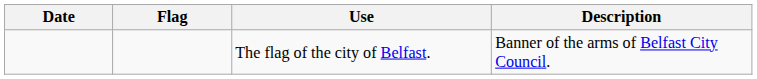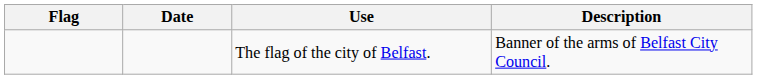columns swapped: (172, 17) <-> (59, 17)
